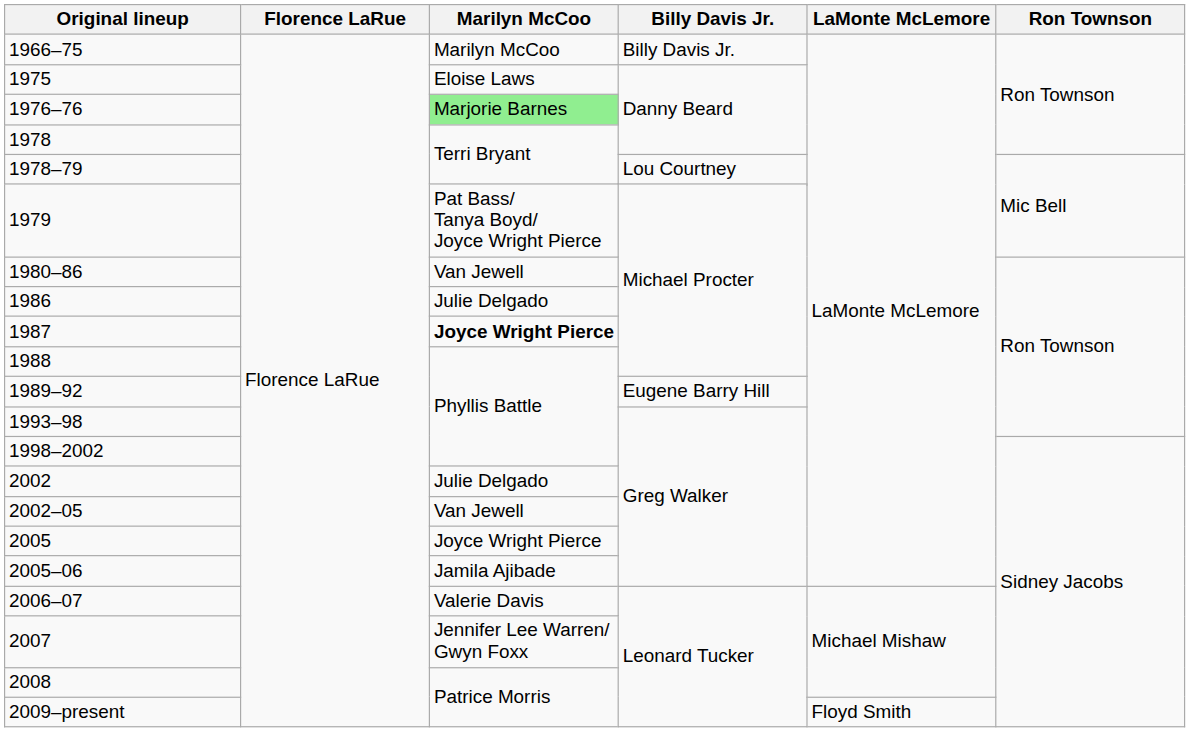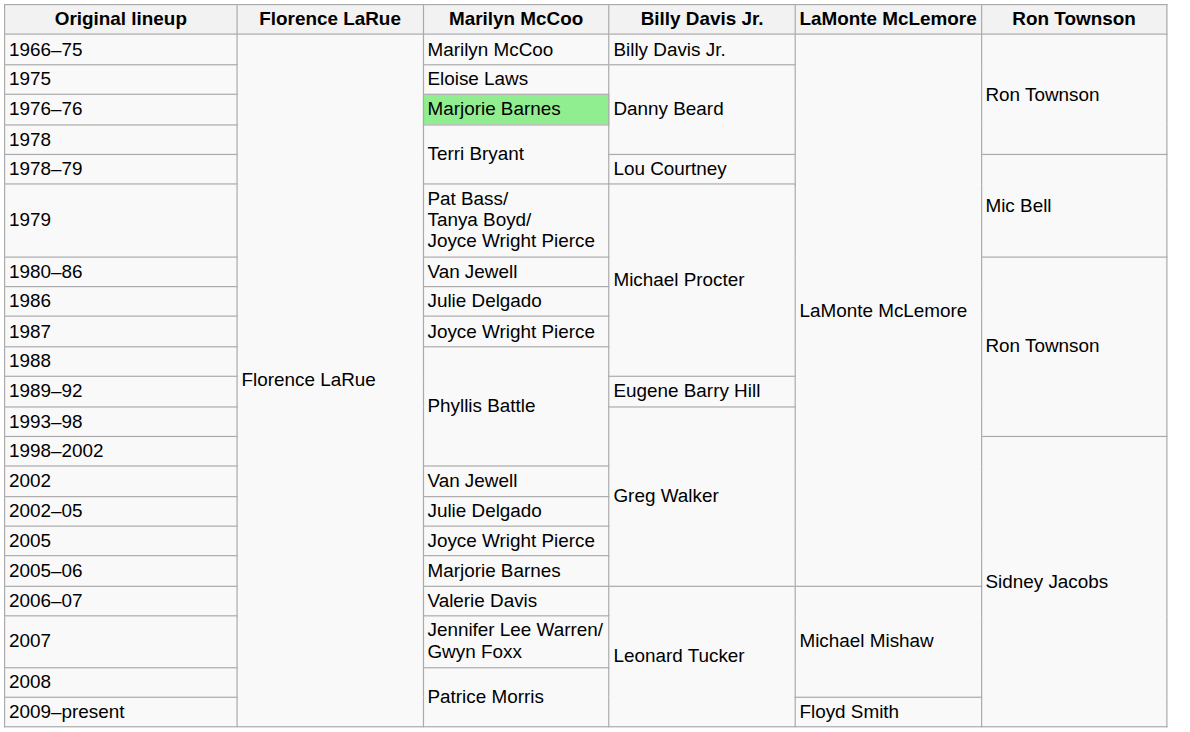(524, 331) bold -> (511, 331) normal
(491, 481) Julie Delgado -> (472, 481) Van Jewell
(479, 511) Van Jewell -> (485, 511) Julie Delgado
(495, 570) Jamila Ajibade -> (494, 570) Marjorie Barnes
